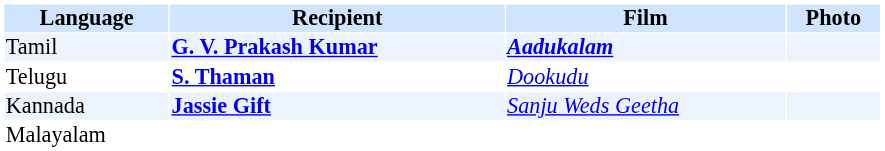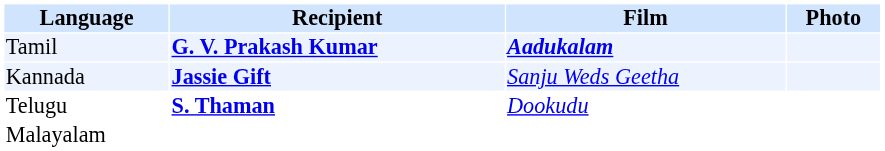rows swapped: (37, 76) <-> (45, 105)
